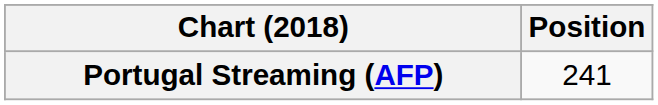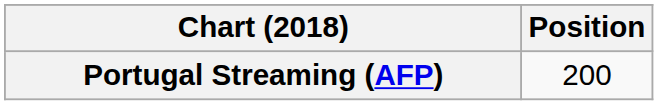(587, 74) 241 -> (587, 74) 200
